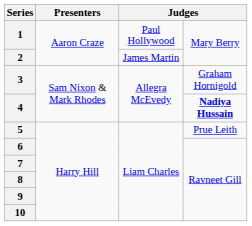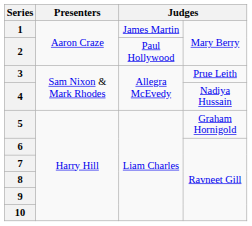(151, 35) Paul Hollywood -> (151, 29) James Martin
(151, 57) James Martin -> (151, 51) Paul Hollywood
(215, 79) Graham Hornigold -> (215, 73) Prue Leith
(215, 107) bold -> (215, 96) normal
(215, 130) Prue Leith -> (215, 124) Graham Hornigold
